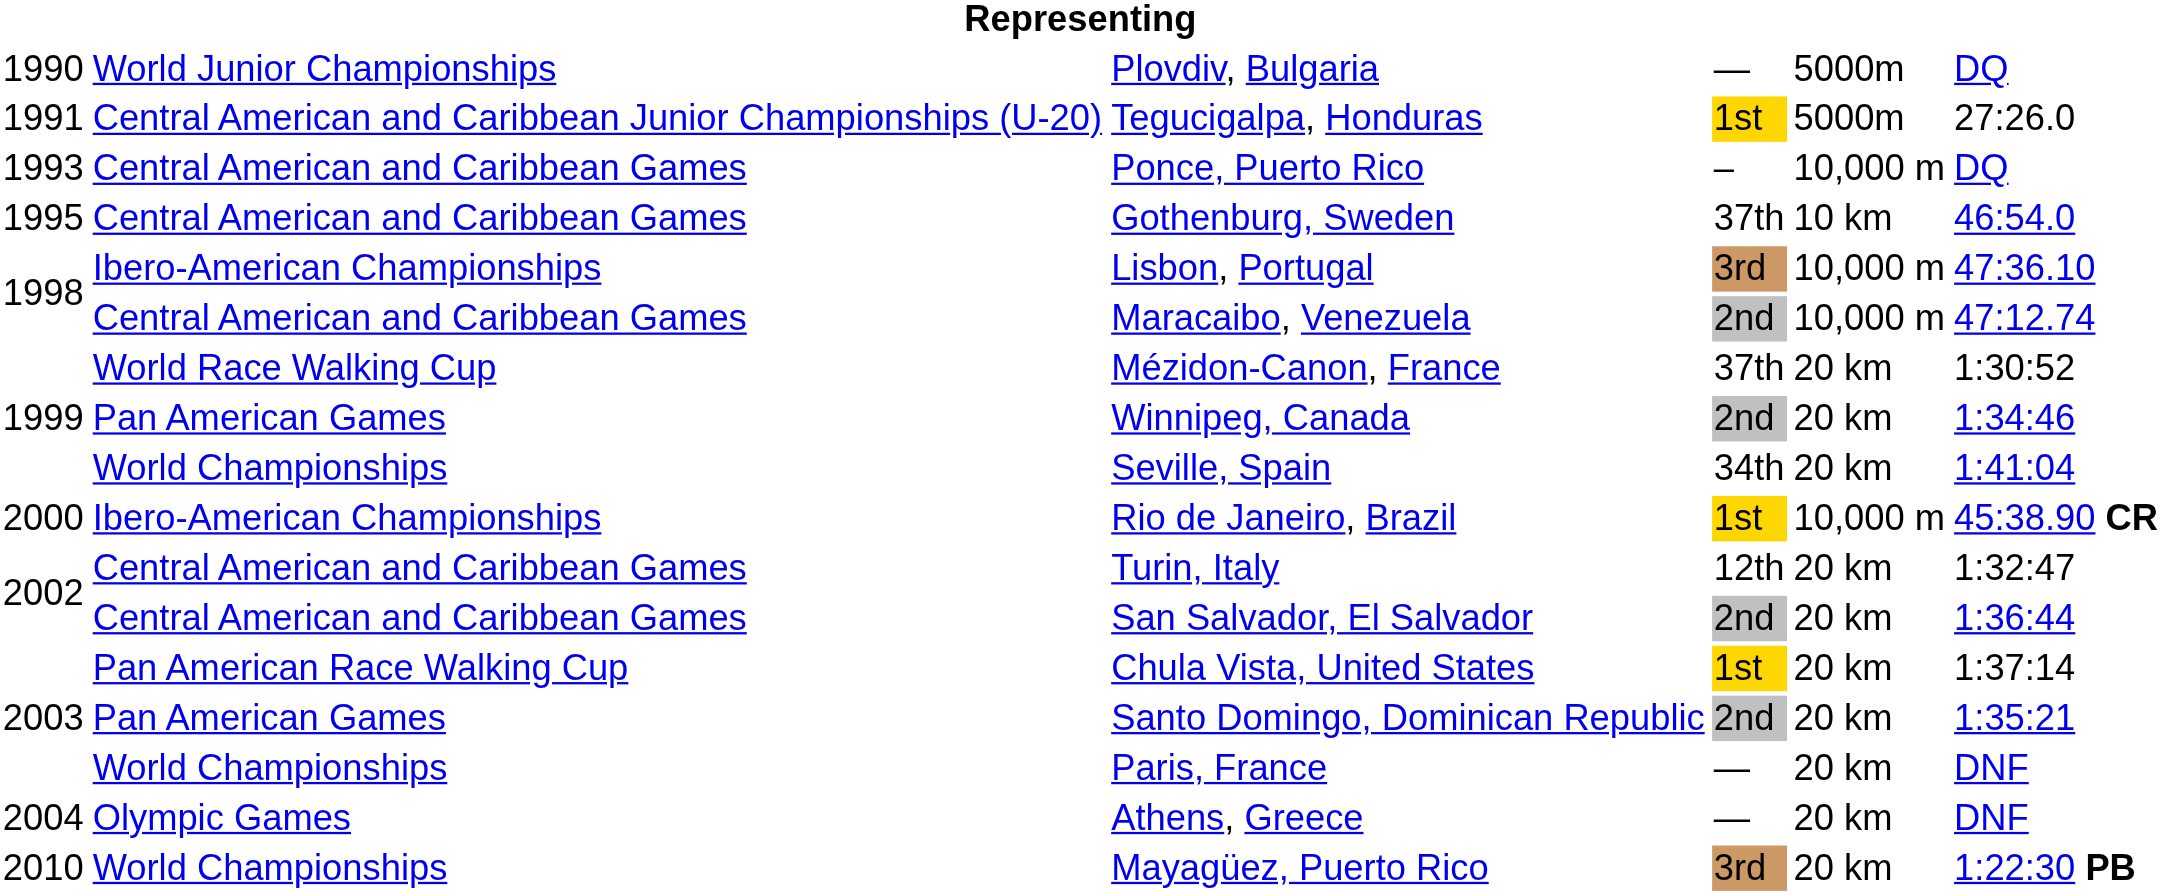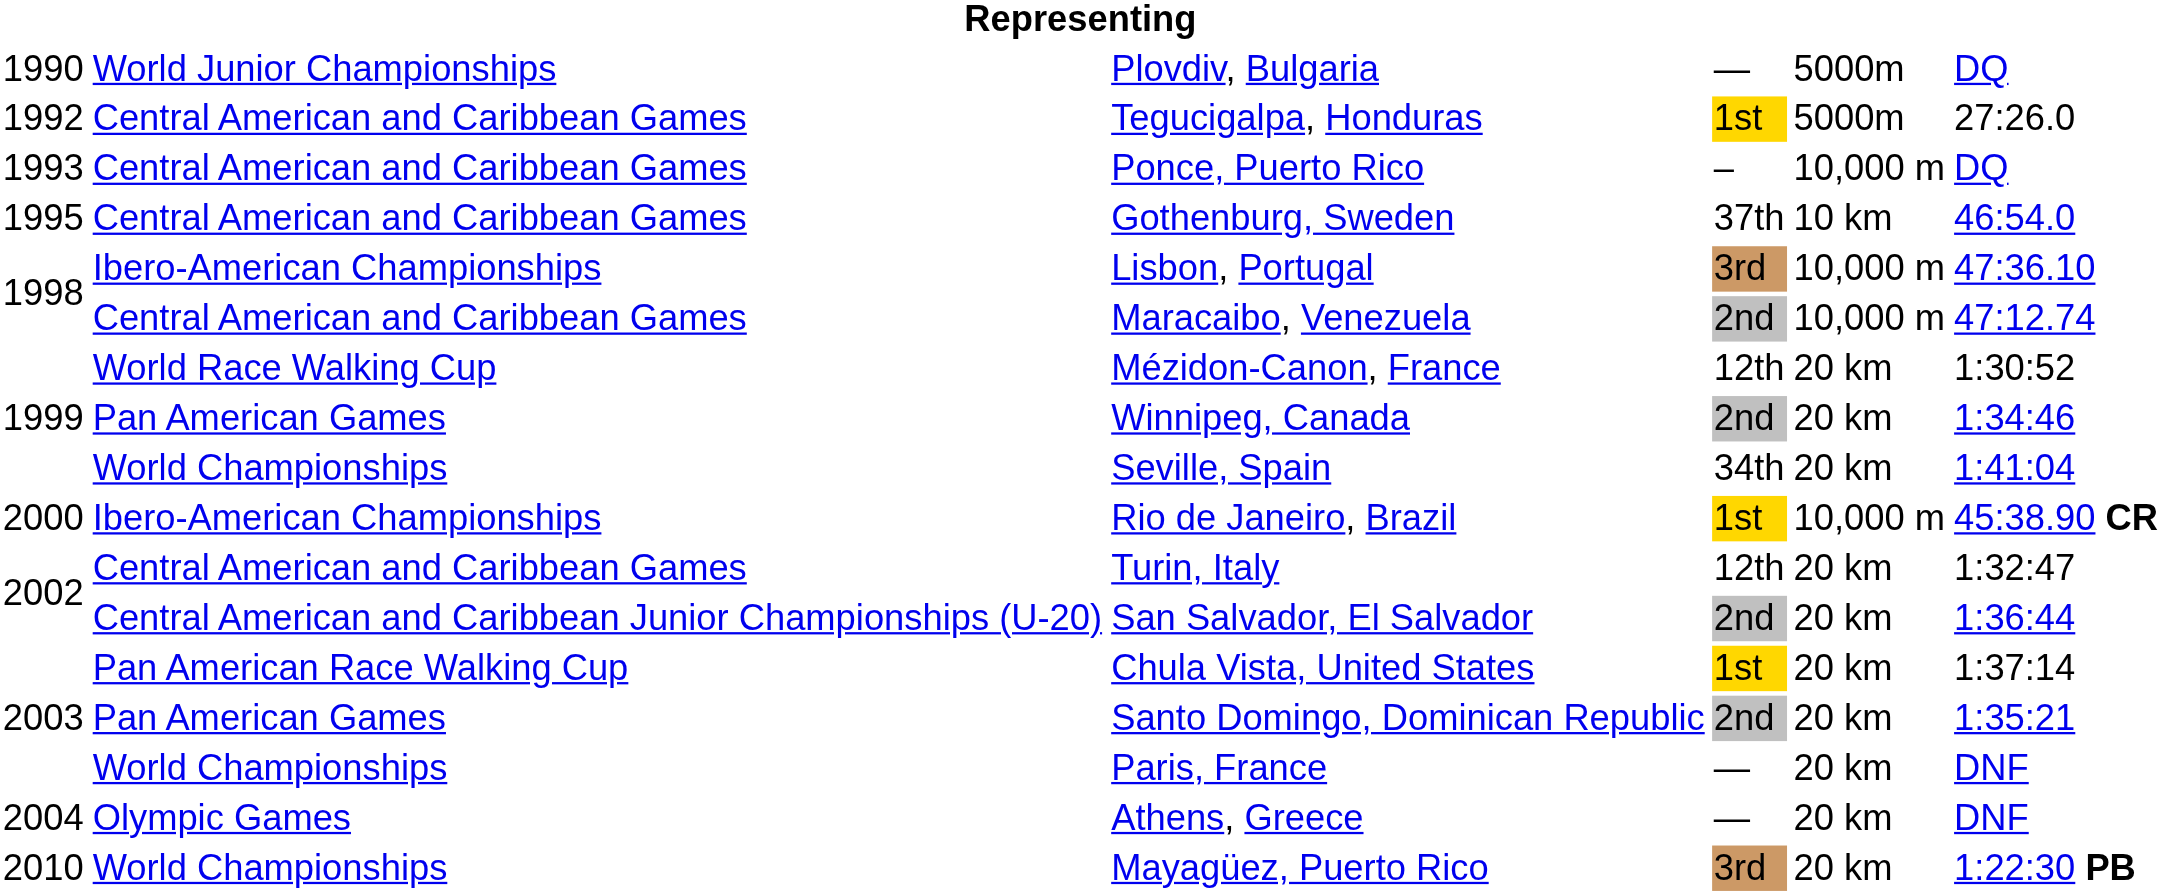(43, 118) 1991 -> (43, 118) 1992
(597, 118) Central American and Caribbean Junior Championships (U-20) -> (420, 118) Central American and Caribbean Games
(1749, 368) 37th -> (1749, 368) 12th
(420, 617) Central American and Caribbean Games -> (597, 617) Central American and Caribbean Junior Championships (U-20)
